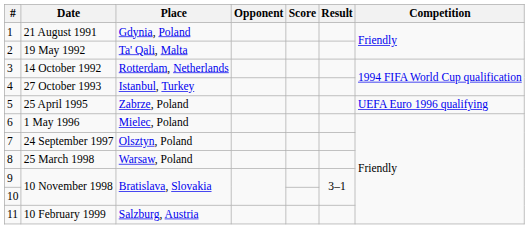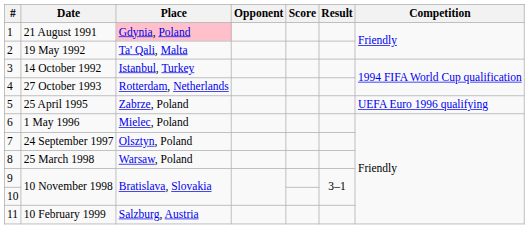(155, 31) no background -> (155, 31) pink background
(174, 68) Rotterdam, Netherlands -> (157, 68) Istanbul, Turkey
(157, 86) Istanbul, Turkey -> (174, 86) Rotterdam, Netherlands
